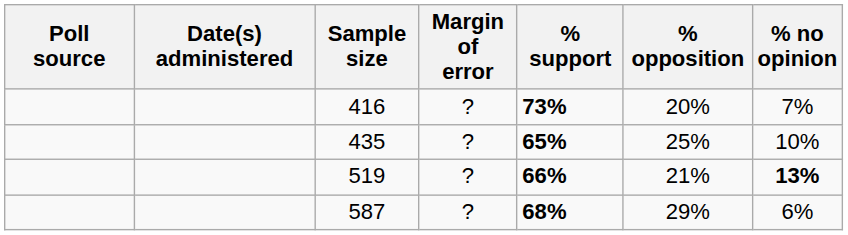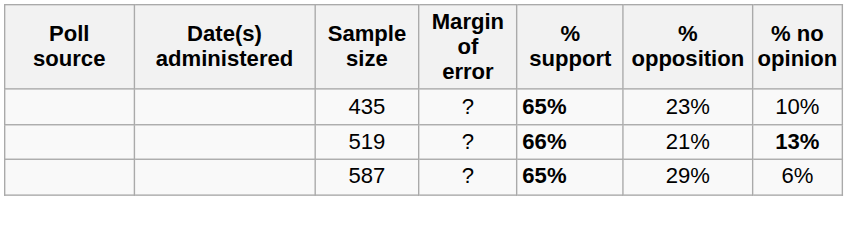- row: (367, 106)
(688, 141) 25% -> (688, 106) 23%
(544, 211) 68% -> (544, 176) 65%
